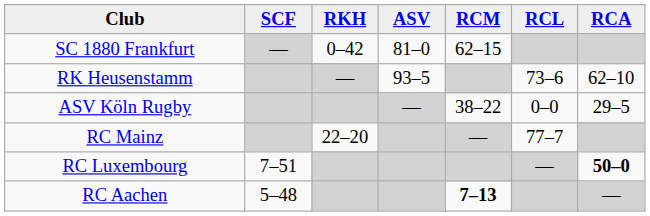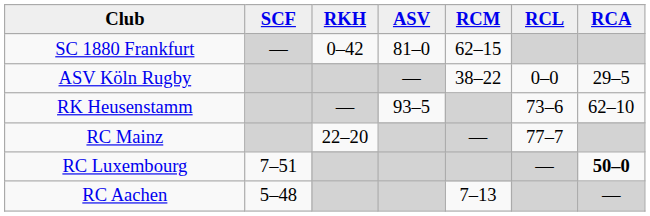rows swapped: (125, 78) <-> (125, 107)
(478, 195) bold -> (478, 195) normal
